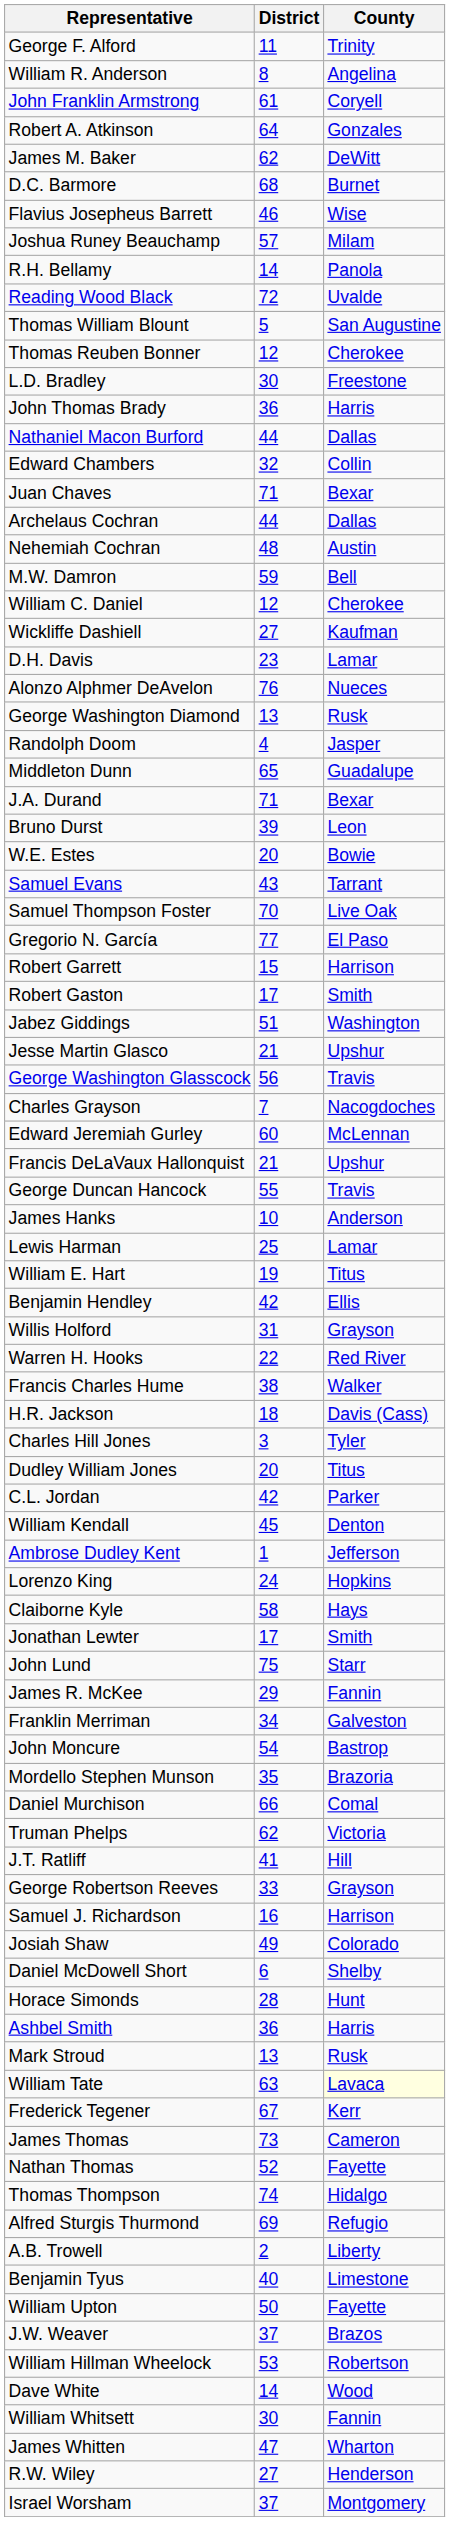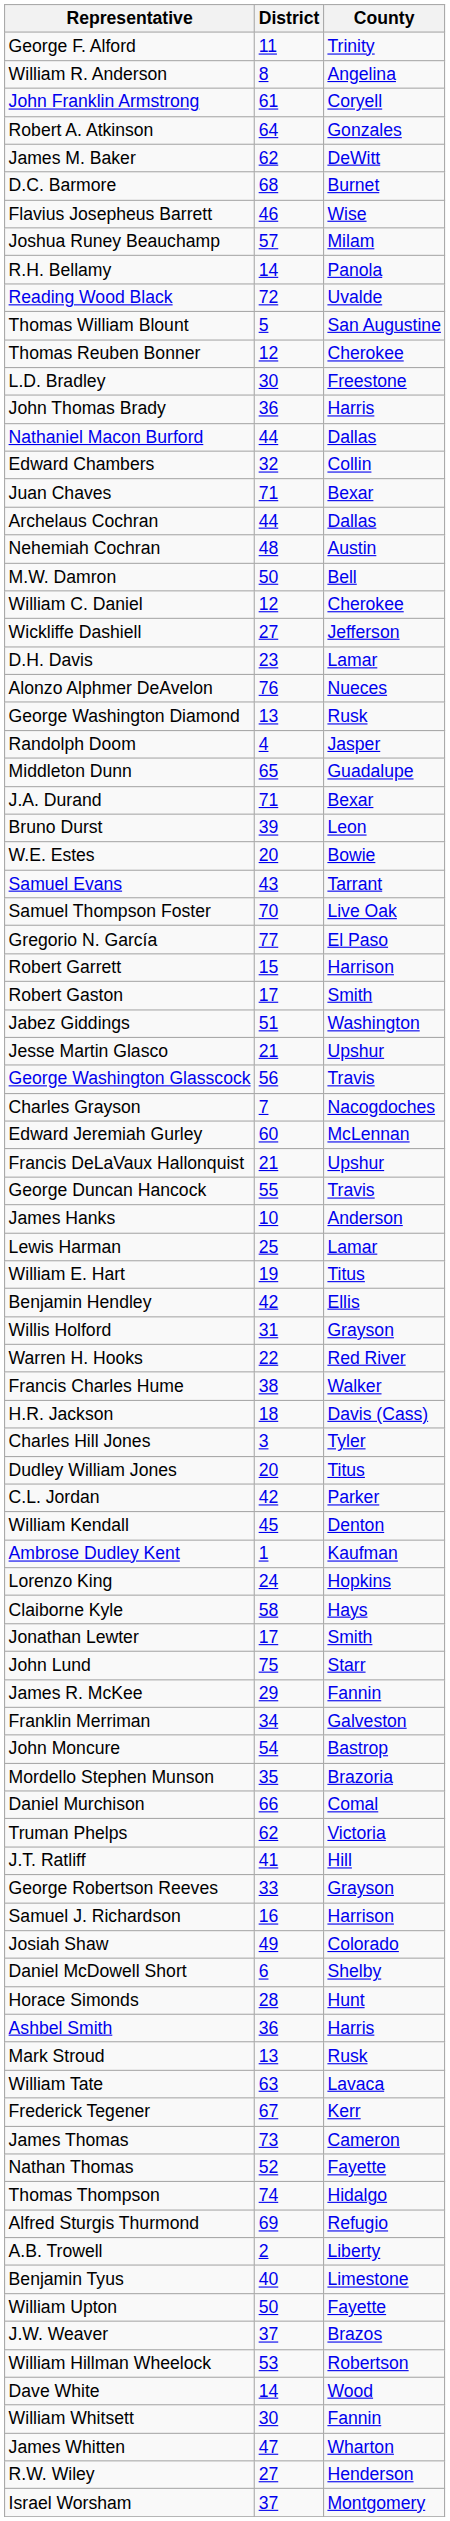(268, 576) 59 -> (268, 576) 50
(363, 632) Kaufman -> (363, 632) Jefferson
(363, 1553) Jefferson -> (363, 1553) Kaufman
(356, 2083) lightyellow background -> (356, 2083) no background
